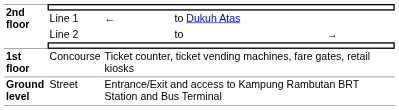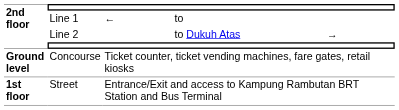(207, 18) to Dukuh Atas -> (179, 18) to
(179, 34) to -> (207, 34) to Dukuh Atas
(18, 62) 1st floor -> (25, 62) Ground level
(25, 91) Ground level -> (18, 91) 1st floor
